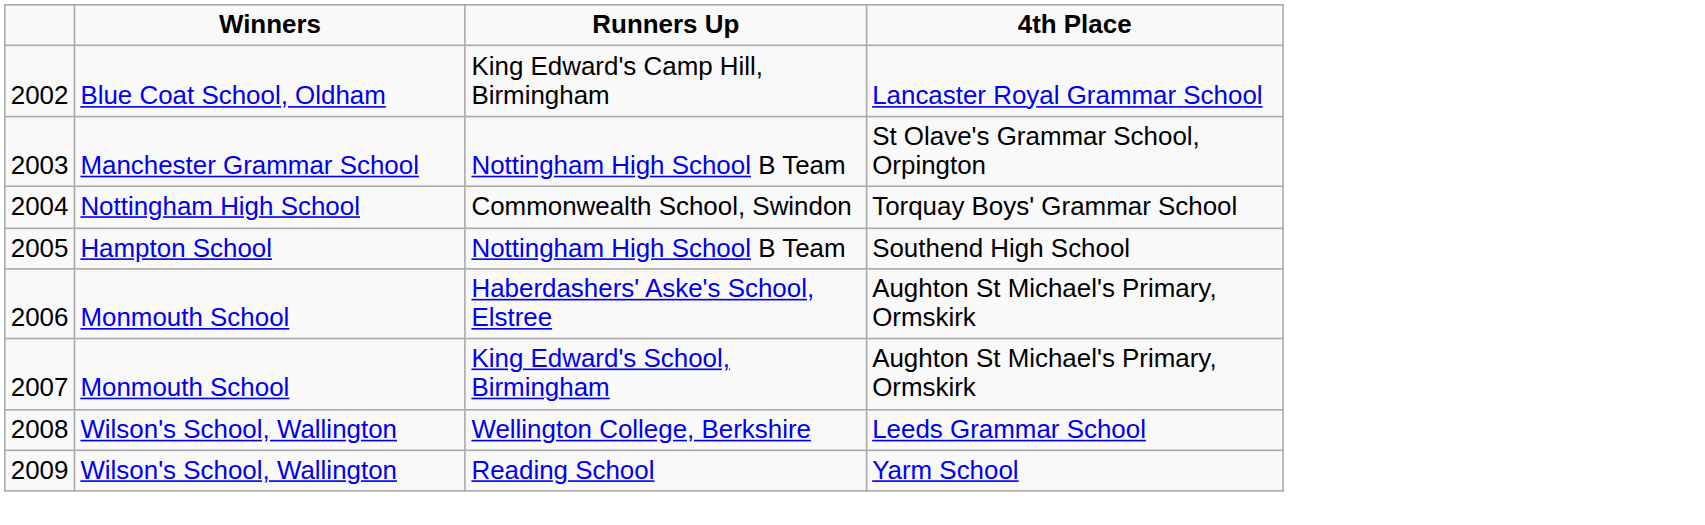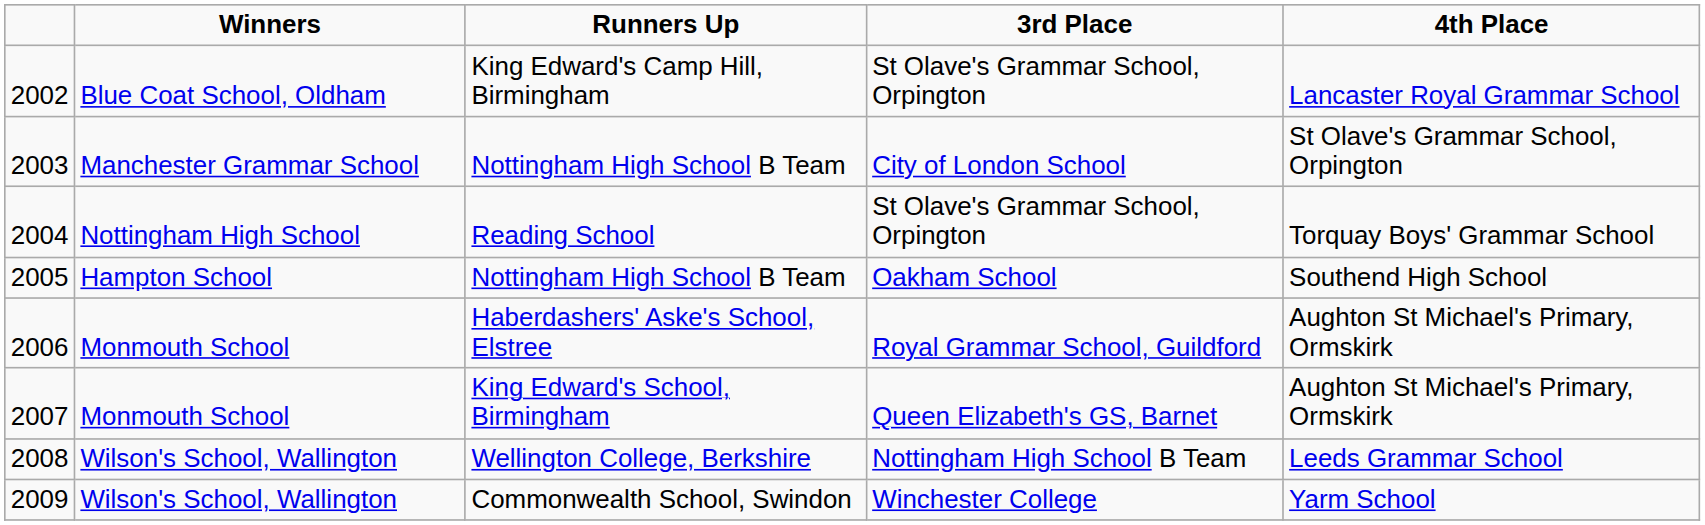+ column: (1075, 25)
(662, 206) Commonwealth School, Swindon -> (563, 235) Reading School
(563, 470) Reading School -> (662, 499) Commonwealth School, Swindon
